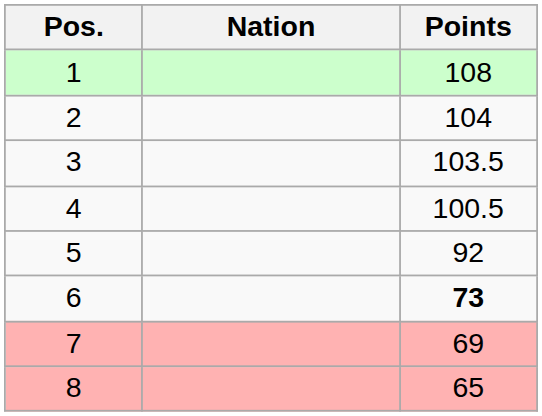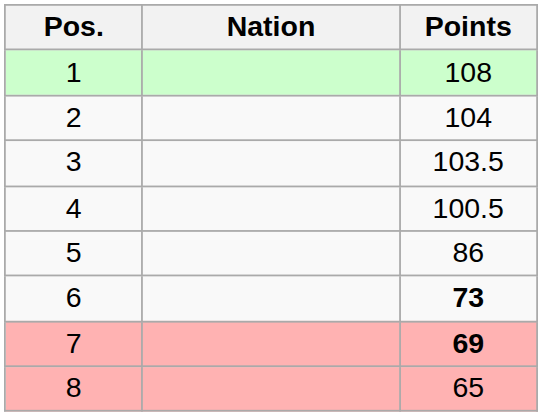(468, 252) 92 -> (468, 252) 86
(468, 343) normal -> (468, 343) bold
